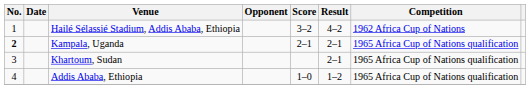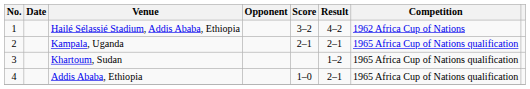(14, 44) bold -> (14, 44) normal
(335, 60) 2–1 -> (335, 60) 1–2
(335, 76) 1–2 -> (335, 76) 2–1
